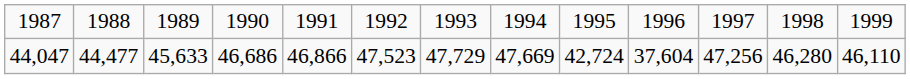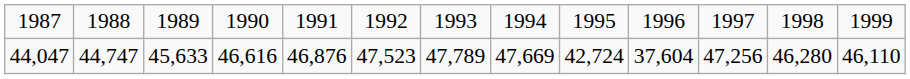(109, 55) 44,477 -> (109, 55) 44,747
(247, 55) 46,686 -> (247, 55) 46,616
(317, 55) 46,866 -> (317, 55) 46,876
(455, 55) 47,729 -> (455, 55) 47,789
